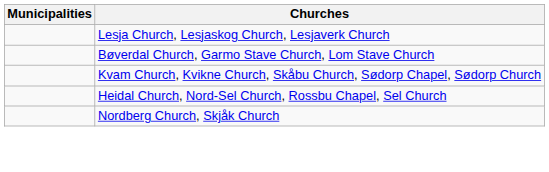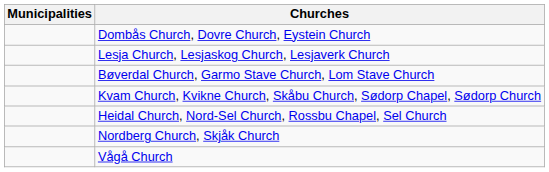+ row: (234, 34)
+ row: (135, 156)
